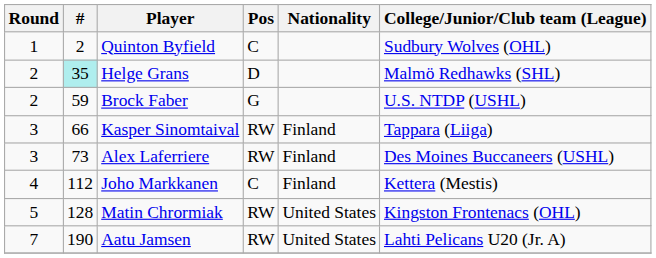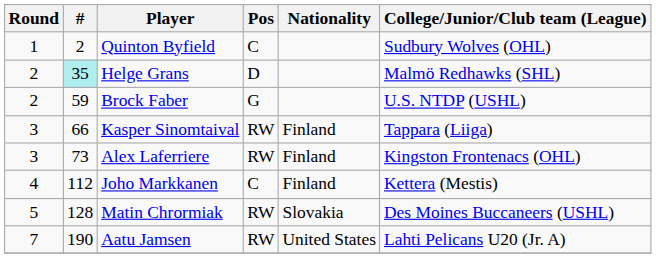(499, 156) Des Moines Buccaneers (USHL) -> (482, 156) Kingston Frontenacs (OHL)
(329, 211) United States -> (313, 211) Slovakia
(482, 211) Kingston Frontenacs (OHL) -> (499, 211) Des Moines Buccaneers (USHL)
